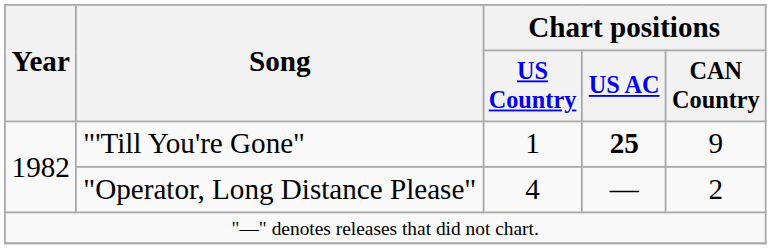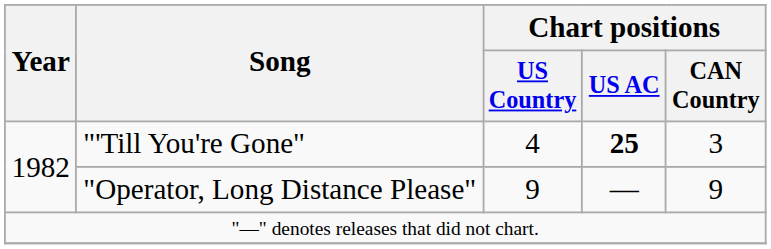(532, 143) 1 -> (532, 143) 4
(716, 143) 9 -> (716, 143) 3
(532, 189) 4 -> (532, 189) 9
(716, 189) 2 -> (716, 189) 9
